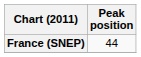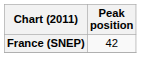(112, 43) 44 -> (112, 43) 42
